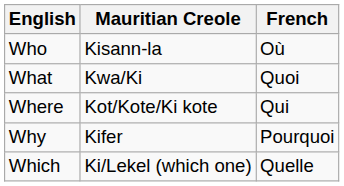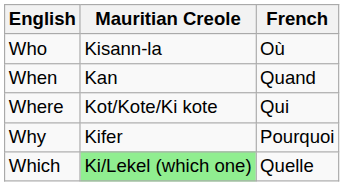- row: (31, 78)
+ row: (33, 78)
(168, 166) no background -> (168, 166) lightgreen background
